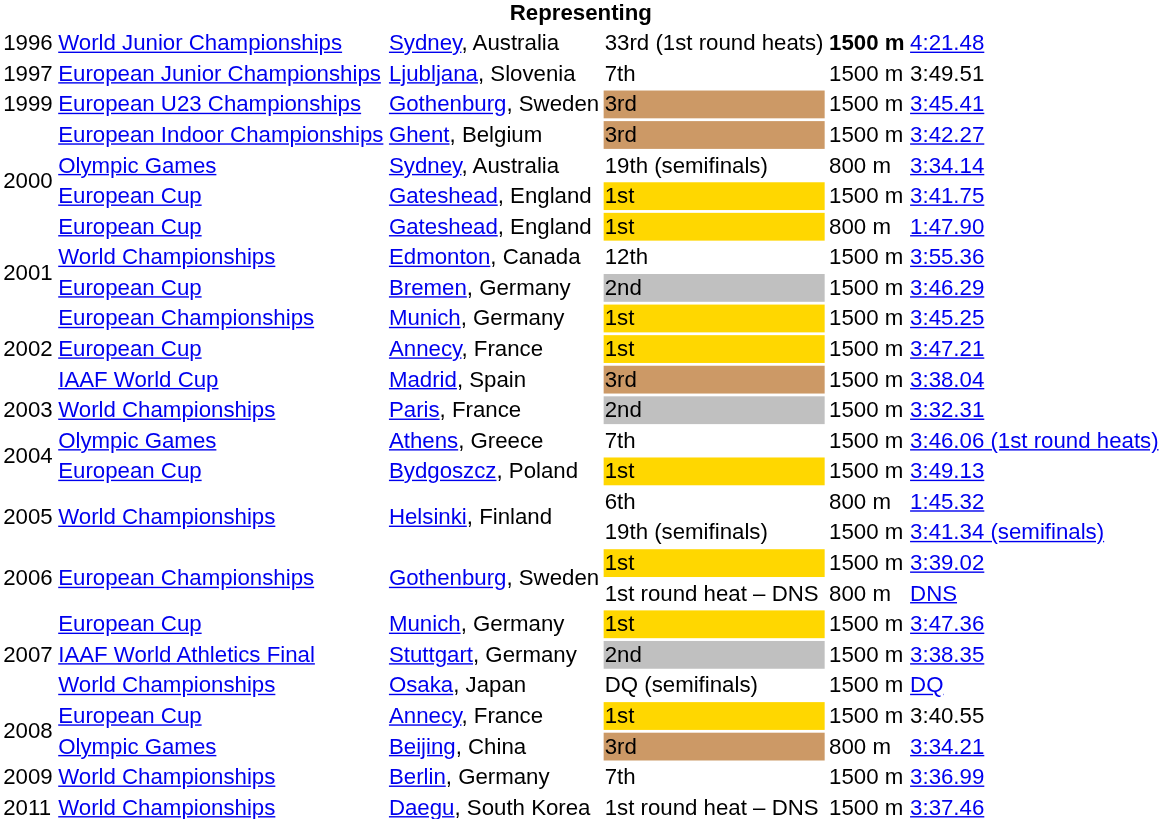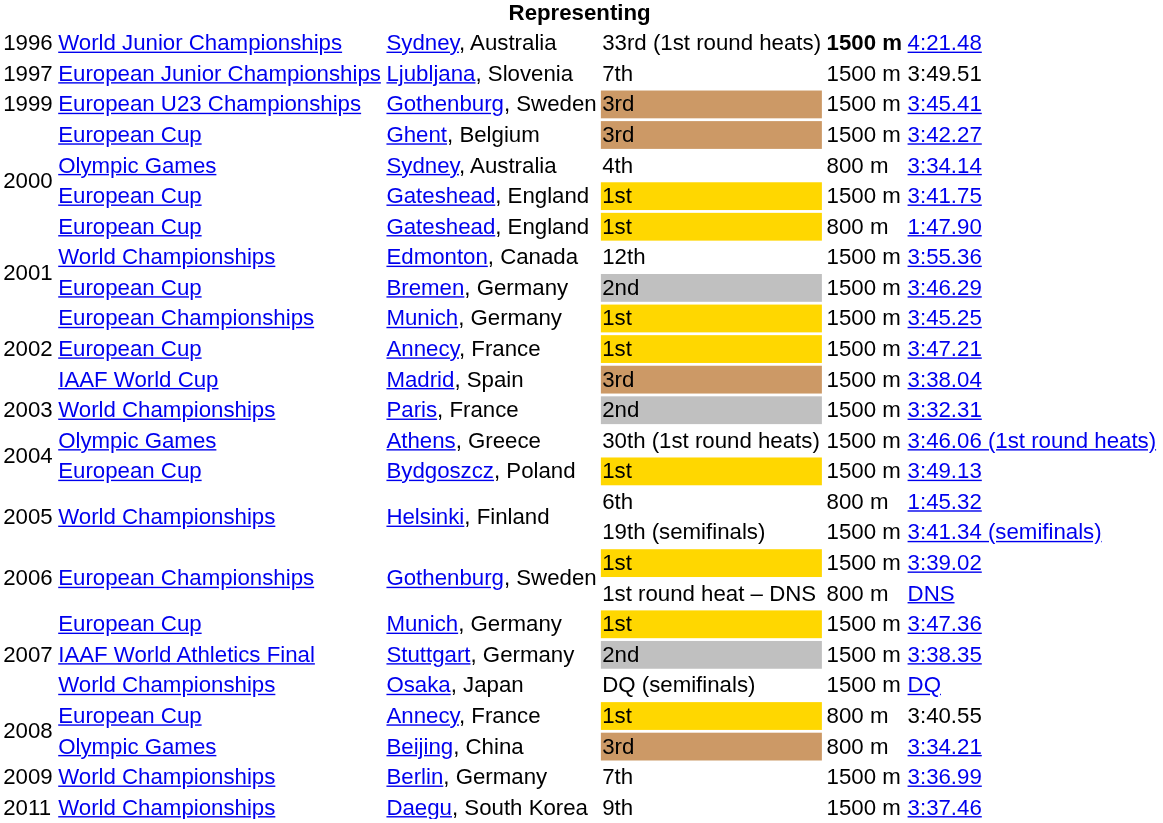(221, 134) European Indoor Championships -> (130, 134) European Cup
(686, 165) 19th (semifinals) -> (618, 165) 4th
(620, 440) 7th -> (711, 440) 30th (1st round heats)
(866, 715) 1500 m -> (857, 715) 800 m
(712, 807) 1st round heat – DNS -> (618, 807) 9th
